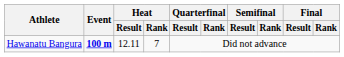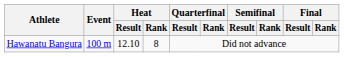(99, 44) bold -> (99, 44) normal
(129, 44) 12.11 -> (128, 44) 12.10
(157, 44) 7 -> (156, 44) 8
